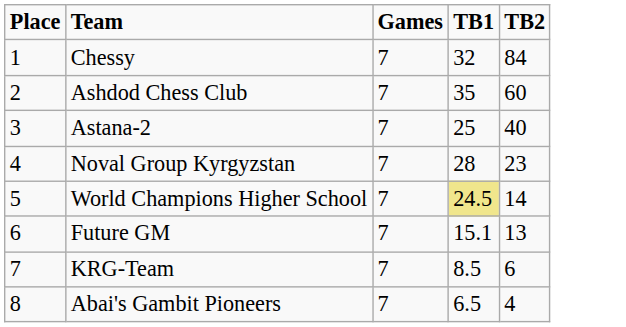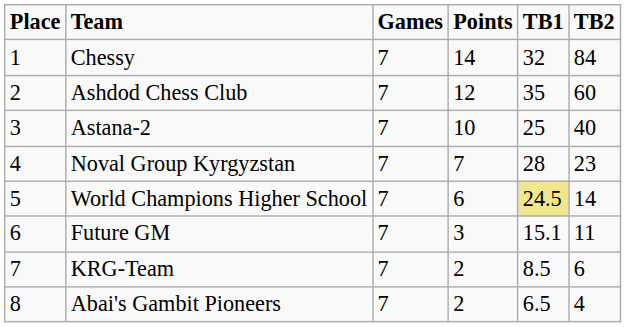+ column: (483, 22)
(515, 233) 13 -> (585, 233) 11
